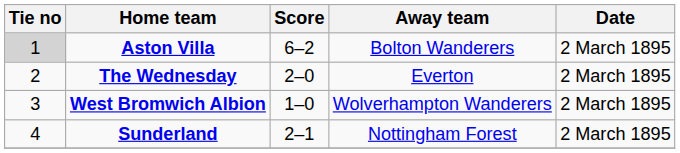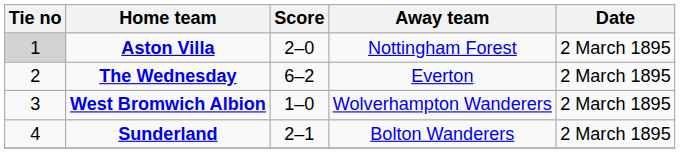(299, 47) 6–2 -> (299, 47) 2–0
(442, 47) Bolton Wanderers -> (442, 47) Nottingham Forest
(299, 76) 2–0 -> (299, 76) 6–2
(442, 133) Nottingham Forest -> (442, 133) Bolton Wanderers
